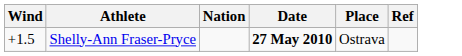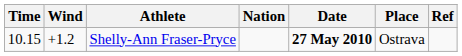+ column: (24, 16)
(21, 39) +1.5 -> (61, 39) +1.2
